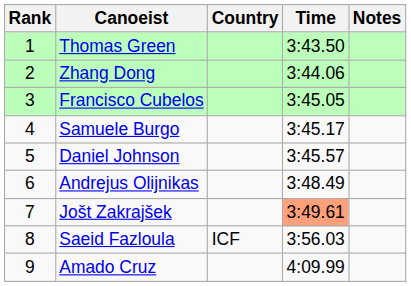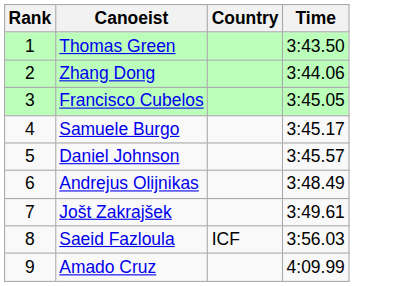- column: (377, 18)
(316, 211) lightsalmon background -> (316, 211) no background
